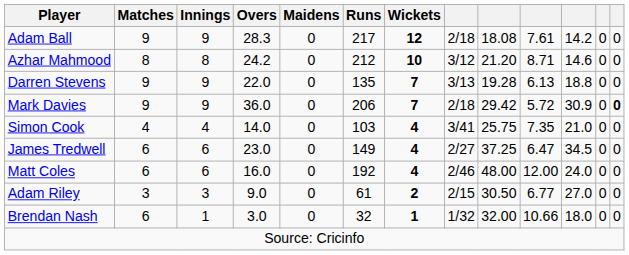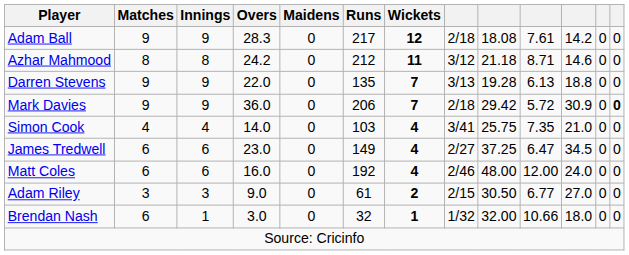(414, 60) 10 -> (414, 60) 11
(499, 60) 21.20 -> (499, 60) 21.18
